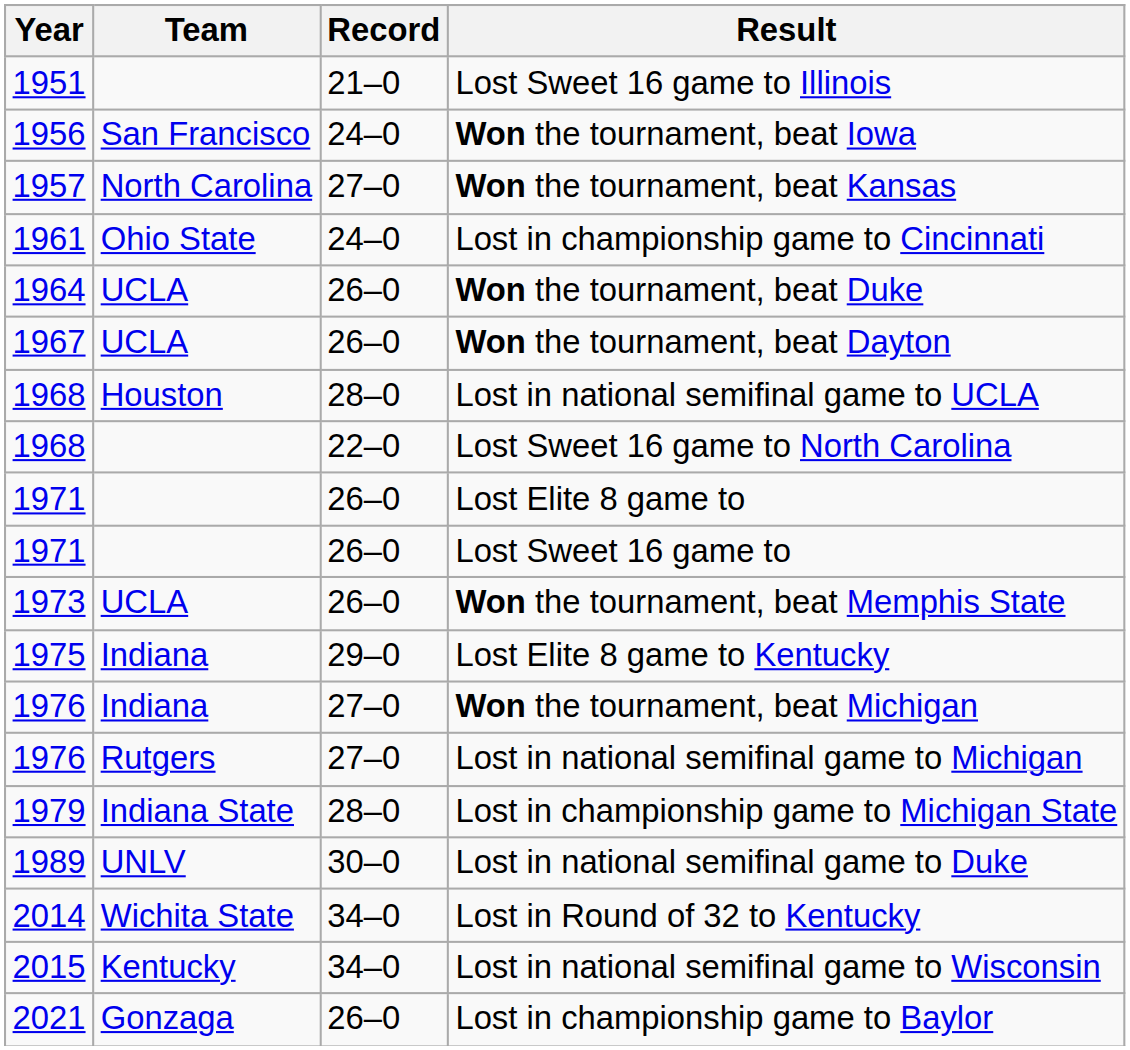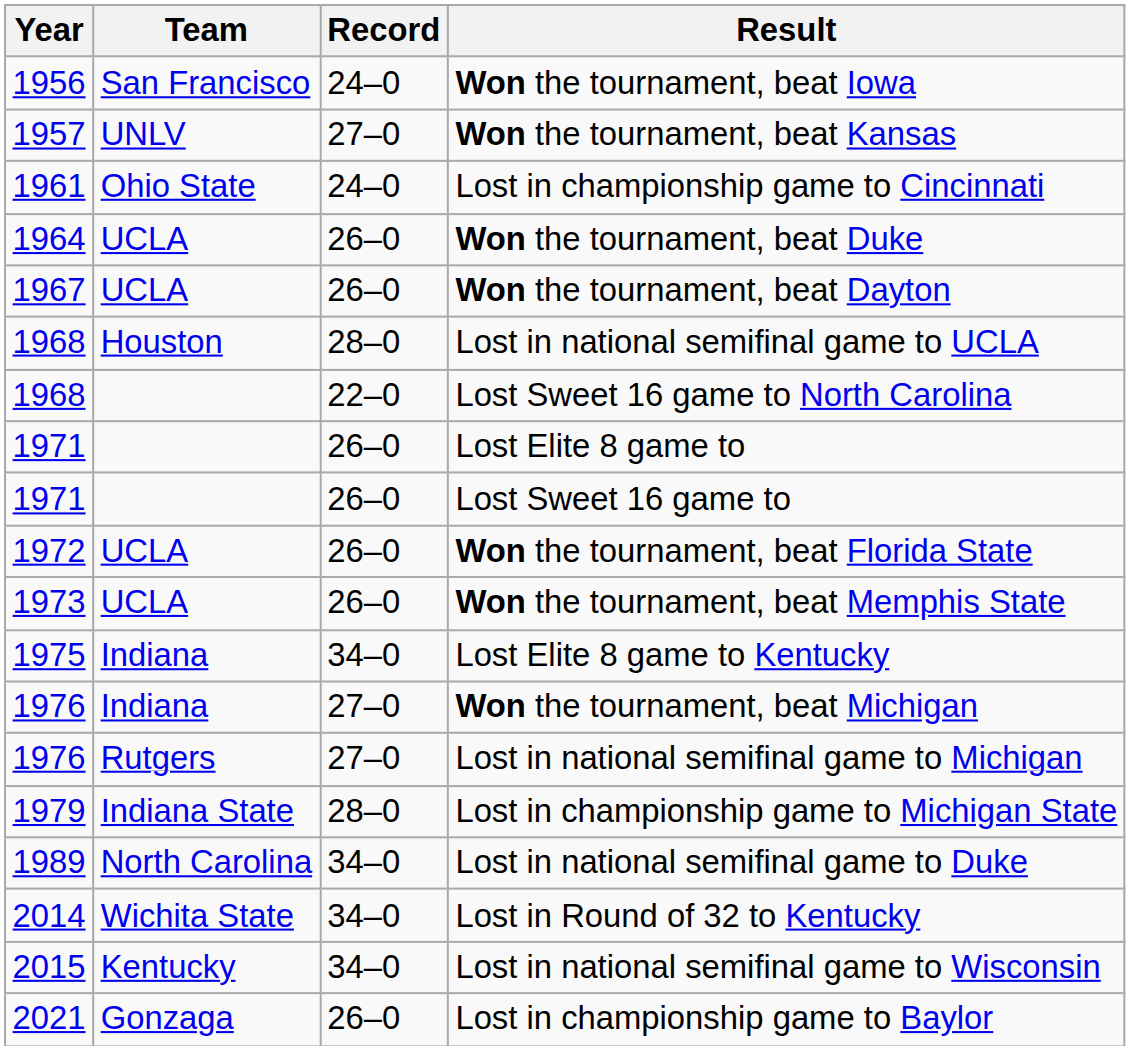- row: (673, 82)
(206, 186) North Carolina -> (143, 134) UNLV
+ row: (744, 550)
(364, 654) 29–0 -> (364, 654) 34–0
(143, 862) UNLV -> (206, 862) North Carolina
(364, 862) 30–0 -> (364, 862) 34–0
